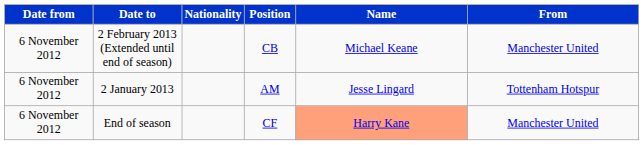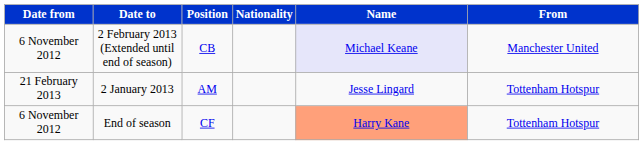columns swapped: (270, 14) <-> (213, 14)
(381, 48) no background -> (381, 48) lavender background
(49, 89) 6 November 2012 -> (49, 89) 21 February 2013
(553, 123) Manchester United -> (553, 123) Tottenham Hotspur
